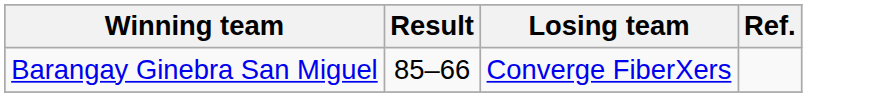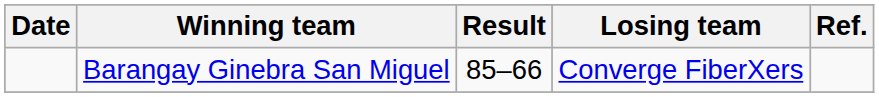+ column: (41, 26)
